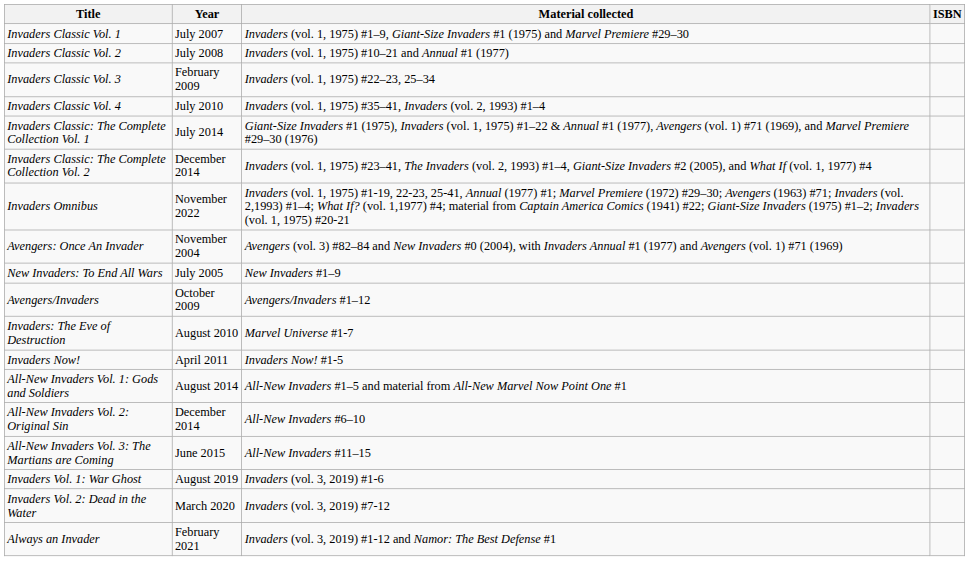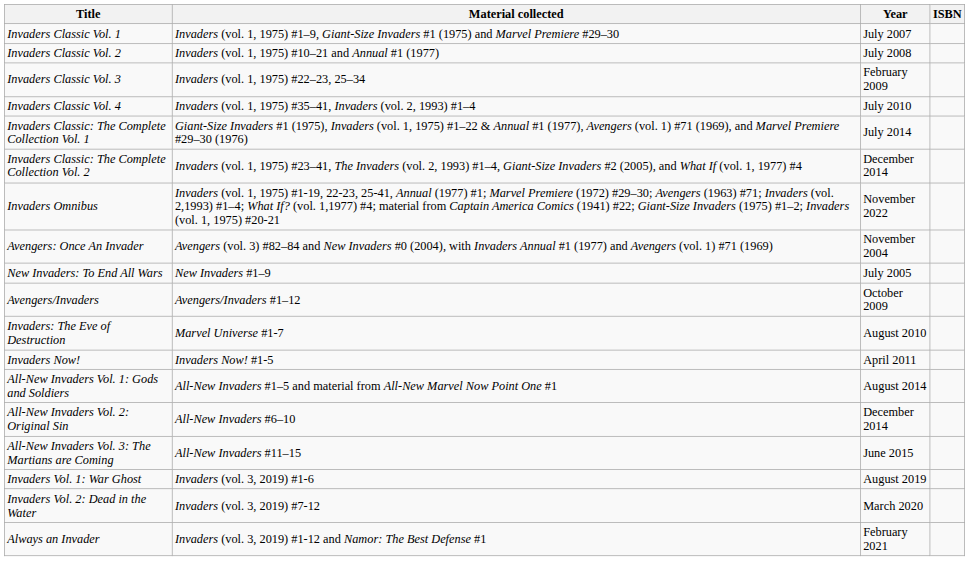columns swapped: (586, 14) <-> (207, 14)
